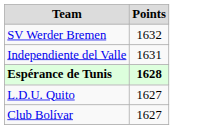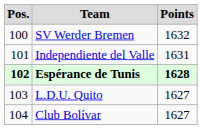+ column: (18, 14)
